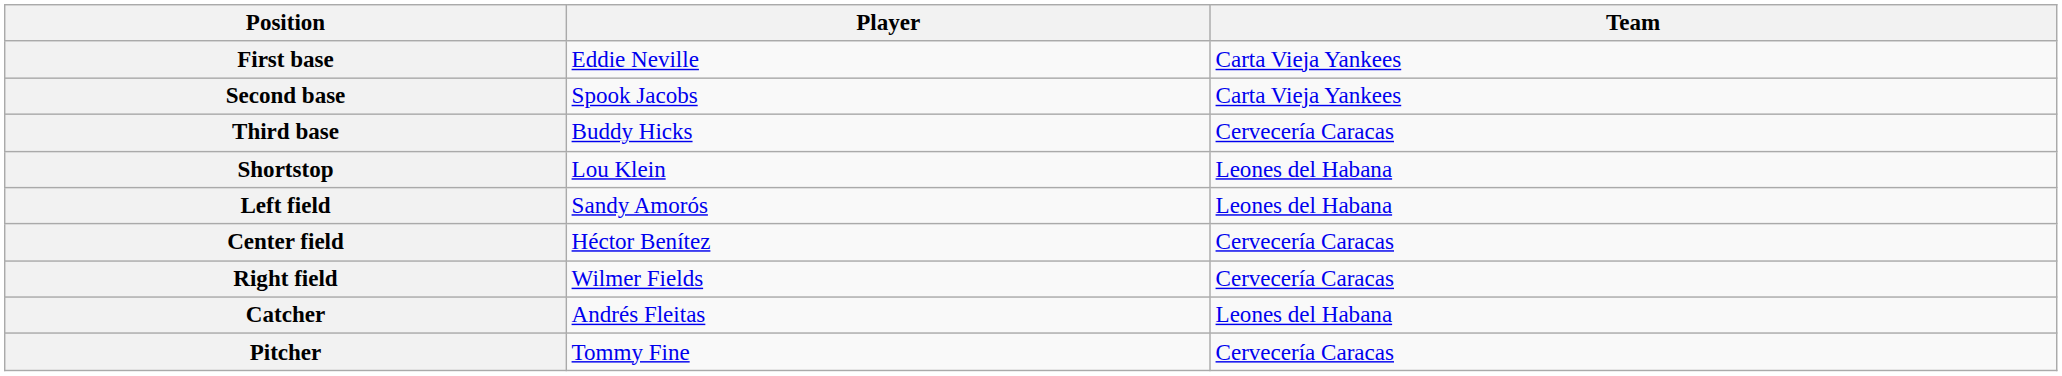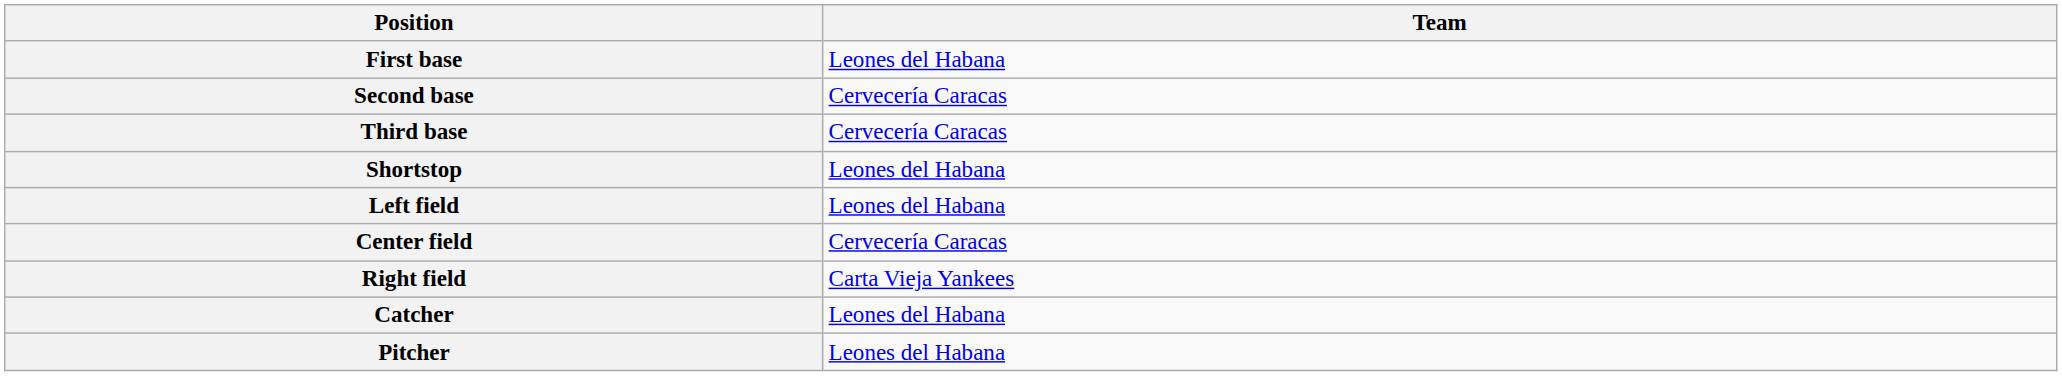- column: (888, 22)
(1308, 59) Carta Vieja Yankees -> (917, 59) Leones del Habana
(1308, 95) Carta Vieja Yankees -> (918, 95) Cervecería Caracas
(1305, 278) Cervecería Caracas -> (921, 278) Carta Vieja Yankees
(1305, 351) Cervecería Caracas -> (917, 351) Leones del Habana
